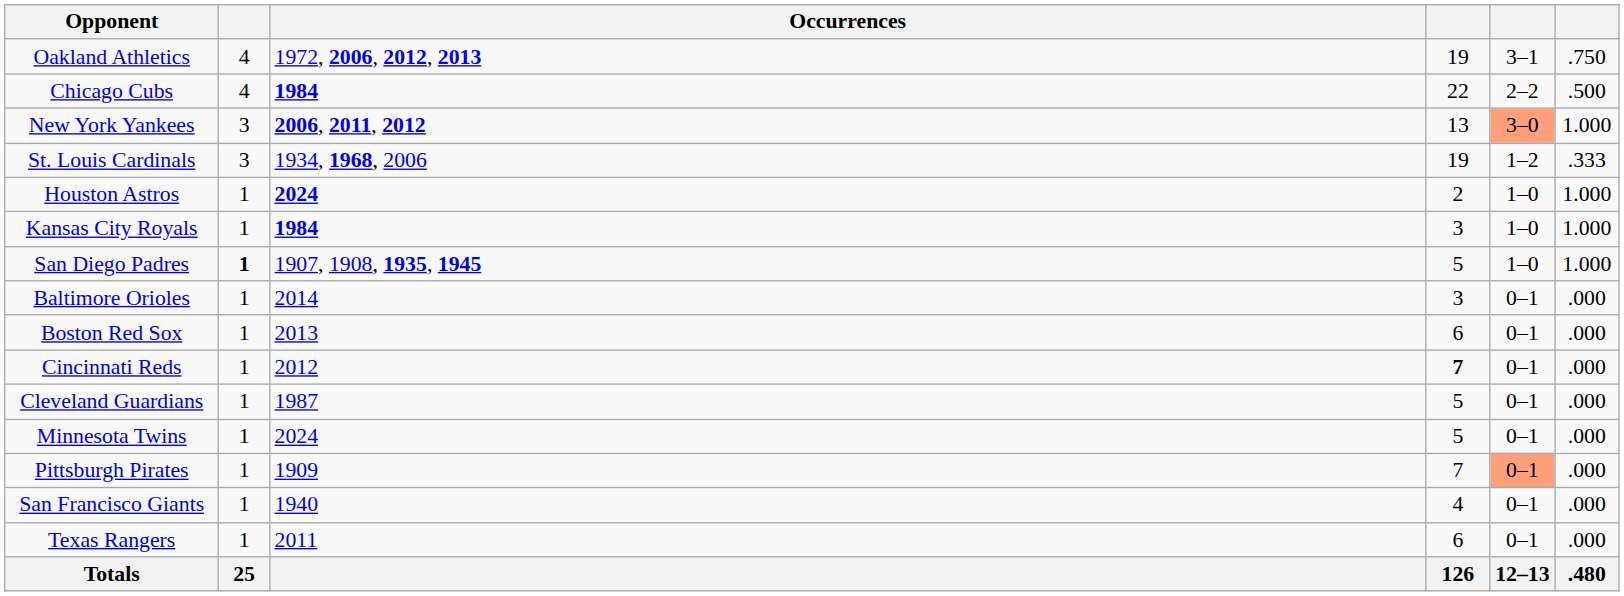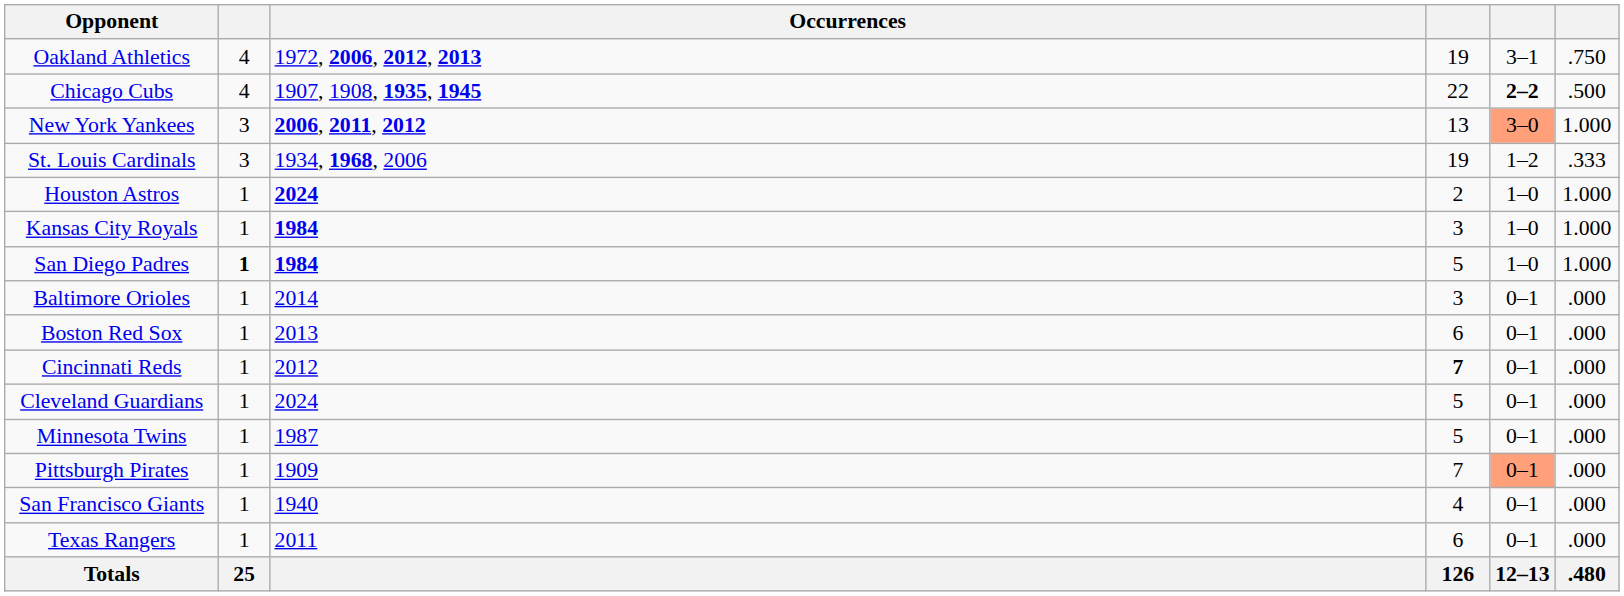(296, 90) 1984 -> (378, 90) 1907, 1908, 1935, 1945
(1522, 90) normal -> (1522, 90) bold
(378, 263) 1907, 1908, 1935, 1945 -> (296, 263) 1984
(296, 401) 1987 -> (296, 401) 2024
(296, 435) 2024 -> (296, 435) 1987
